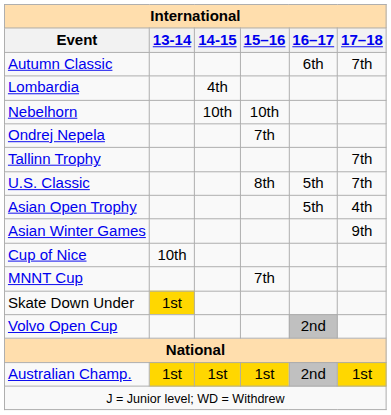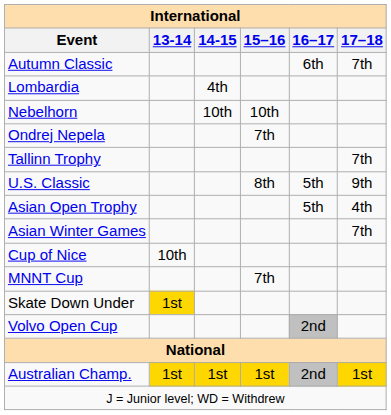(362, 183) 7th -> (362, 183) 9th
(362, 231) 9th -> (362, 231) 7th
